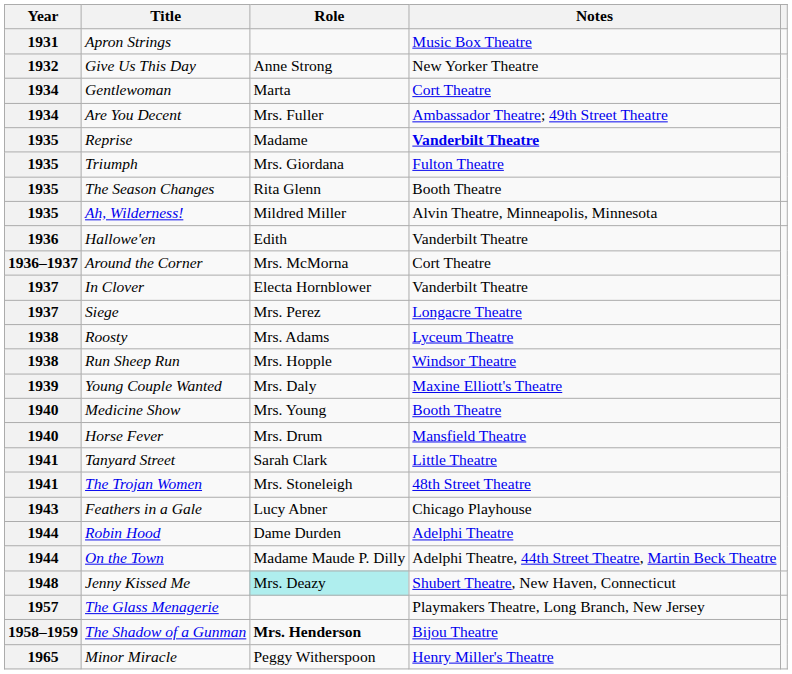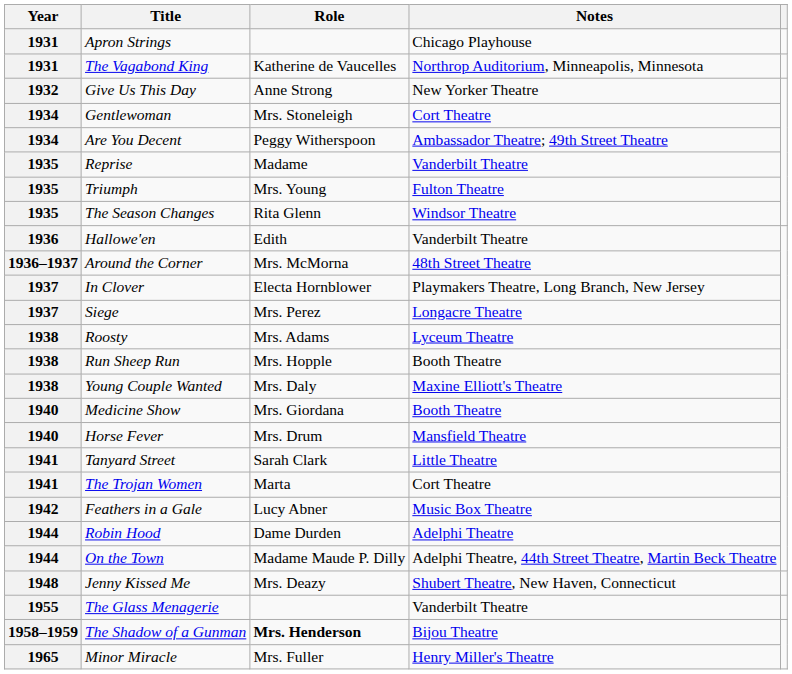(472, 41) Music Box Theatre -> (472, 41) Chicago Playhouse
+ row: (147, 66)
(272, 90) Marta -> (303, 115) Mrs. Stoneleigh
(288, 115) Mrs. Fuller -> (314, 139) Peggy Witherspoon
(476, 139) bold -> (470, 164) normal
(299, 164) Mrs. Giordana -> (290, 189) Mrs. Young
(457, 189) Booth Theatre -> (464, 213) Windsor Theatre
- row: (134, 213)
(452, 262) Cort Theatre -> (472, 262) 48th Street Theatre
(470, 287) Vanderbilt Theatre -> (559, 287) Playmakers Theatre, Long Branch, New Jersey
(464, 361) Windsor Theatre -> (457, 361) Booth Theatre
(43, 386) 1939 -> (43, 386) 1938
(290, 410) Mrs. Young -> (299, 410) Mrs. Giordana
(303, 484) Mrs. Stoneleigh -> (272, 484) Marta
(472, 484) 48th Street Theatre -> (452, 484) Cort Theatre
(43, 509) 1943 -> (43, 509) 1942
(472, 509) Chicago Playhouse -> (472, 509) Music Box Theatre
(290, 582) paleturquoise background -> (290, 582) no background
(43, 607) 1957 -> (43, 607) 1955
(559, 607) Playmakers Theatre, Long Branch, New Jersey -> (470, 607) Vanderbilt Theatre
(314, 656) Peggy Witherspoon -> (288, 656) Mrs. Fuller
